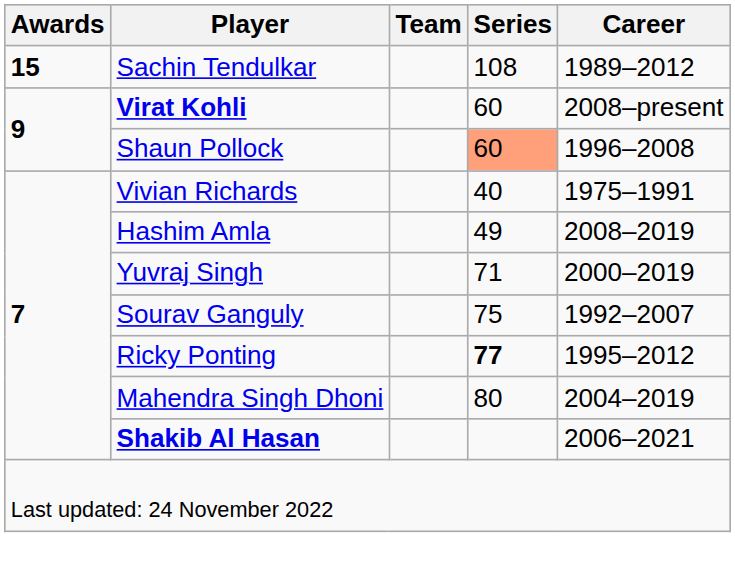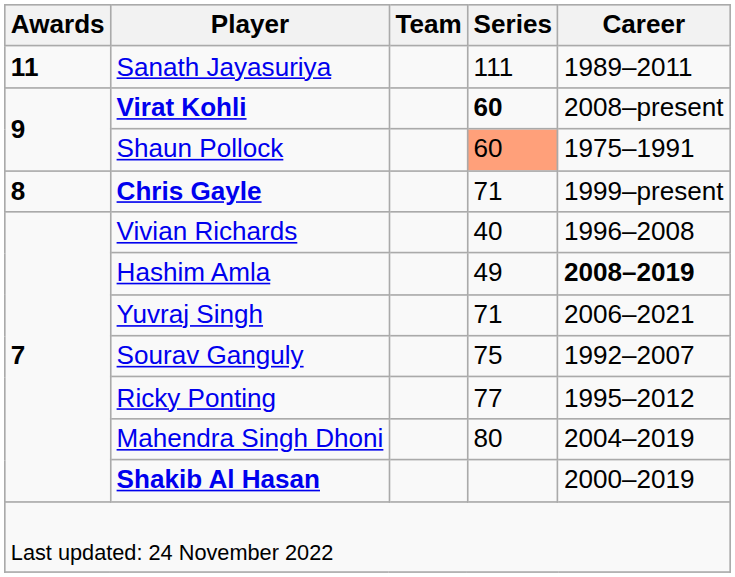- row: (216, 66)
+ row: (224, 66)
(488, 107) normal -> (488, 107) bold
(629, 149) 1996–2008 -> (629, 149) 1975–1991
+ row: (189, 190)
(629, 190) 1975–1991 -> (629, 231) 1996–2008
(629, 231) normal -> (629, 273) bold
(629, 273) 2000–2019 -> (629, 314) 2006–2021
(488, 356) bold -> (488, 397) normal
(629, 438) 2006–2021 -> (629, 480) 2000–2019
